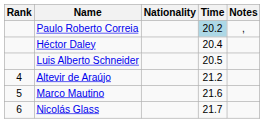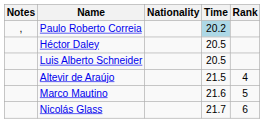columns swapped: (19, 12) <-> (243, 12)
(213, 45) 20.4 -> (216, 45) 20.5
(213, 77) 21.2 -> (216, 77) 21.5
